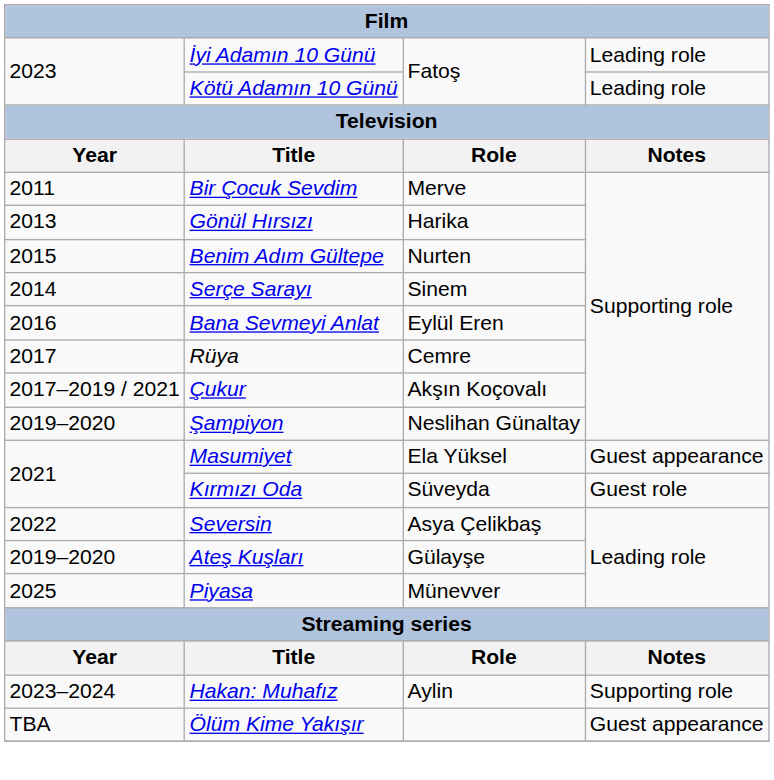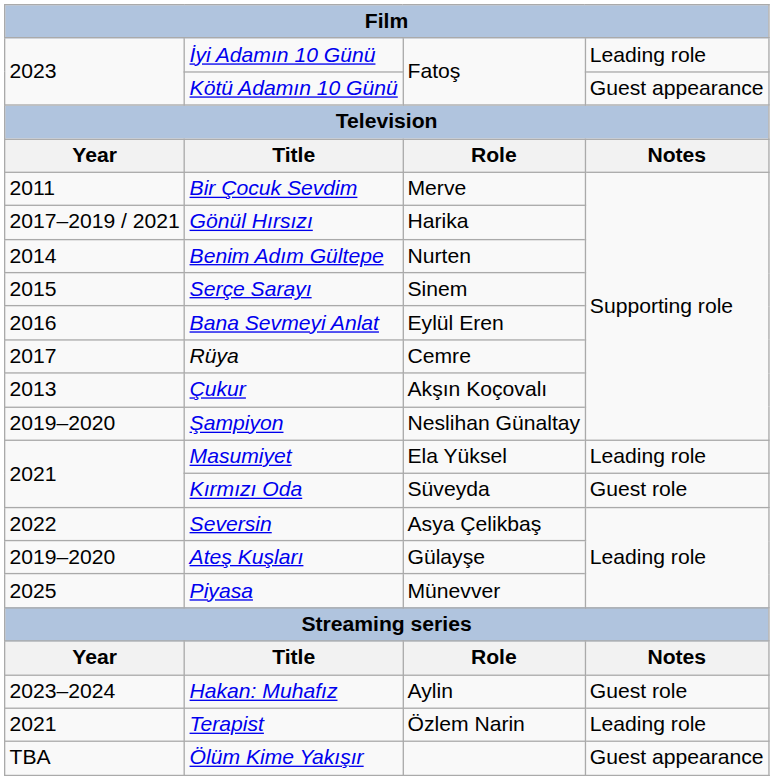(648, 88) Leading role -> (677, 88) Guest appearance
(33, 222) 2013 -> (95, 222) 2017–2019 / 2021
(33, 255) 2015 -> (33, 255) 2014
(33, 289) 2014 -> (33, 289) 2015
(95, 389) 2017–2019 / 2021 -> (33, 389) 2013
(677, 456) Guest appearance -> (648, 456) Leading role
(661, 691) Supporting role -> (639, 691) Guest role
+ row: (227, 724)
